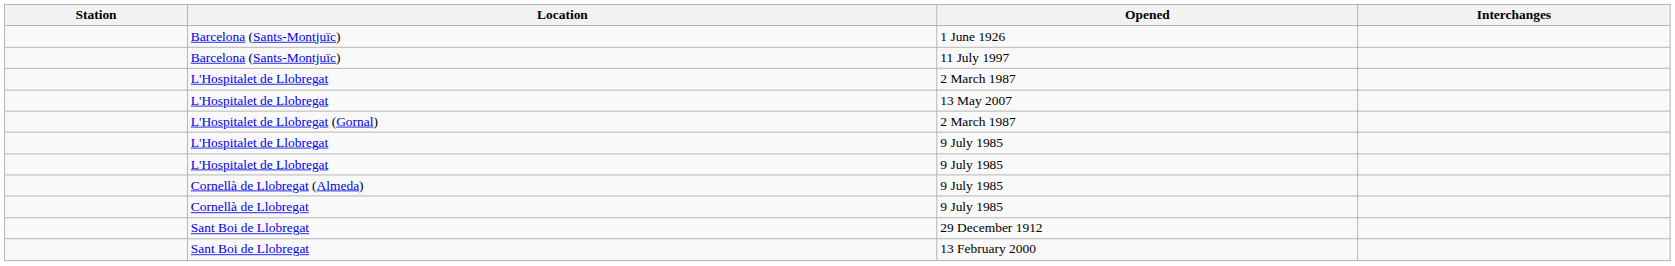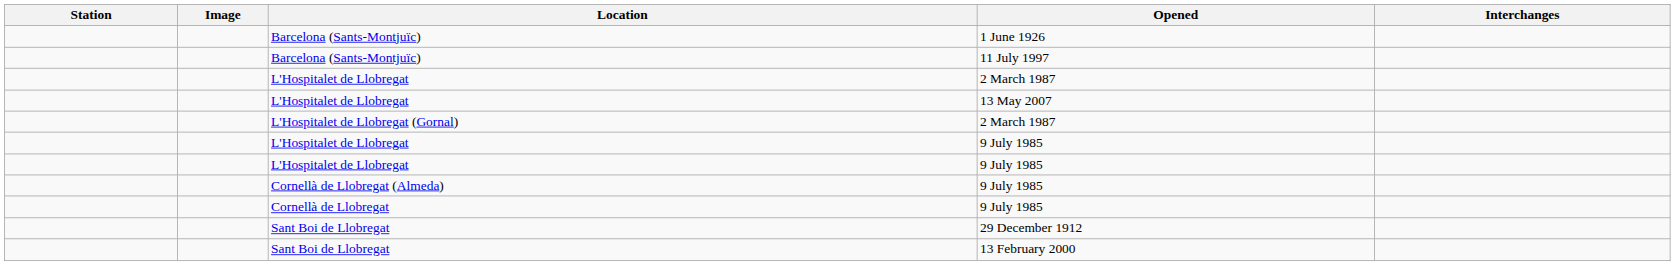+ column: (223, 15)
